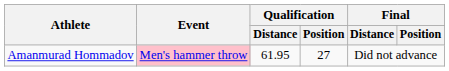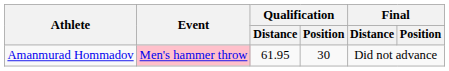(324, 56) 27 -> (324, 56) 30
